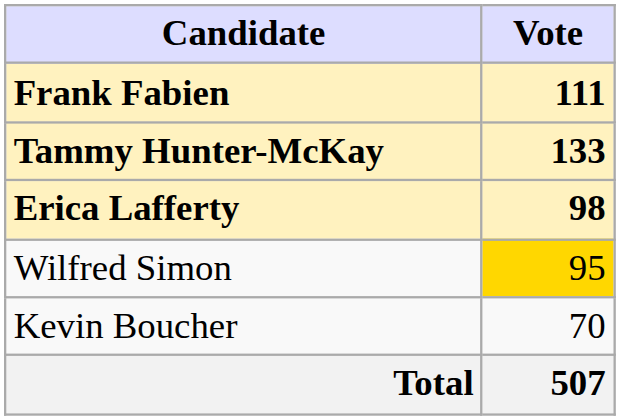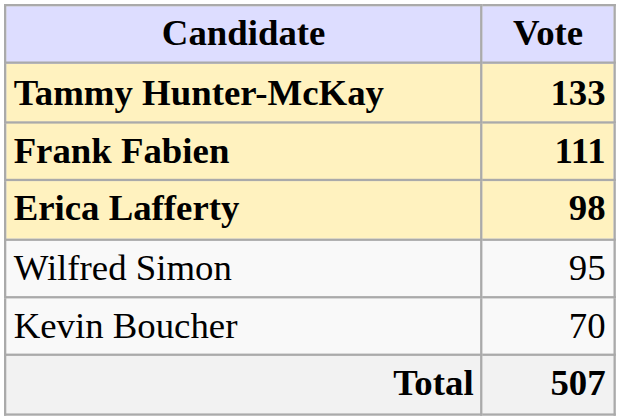rows swapped: (199, 150) <-> (121, 92)
(587, 267) gold background -> (587, 267) no background
